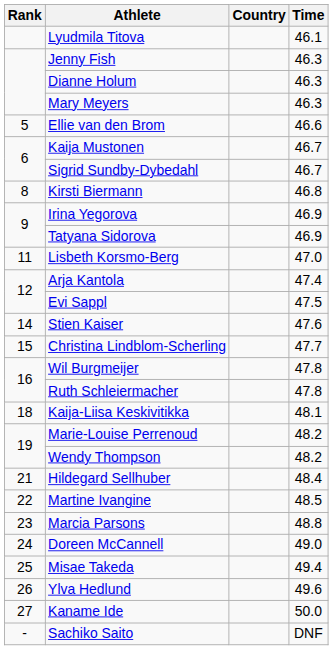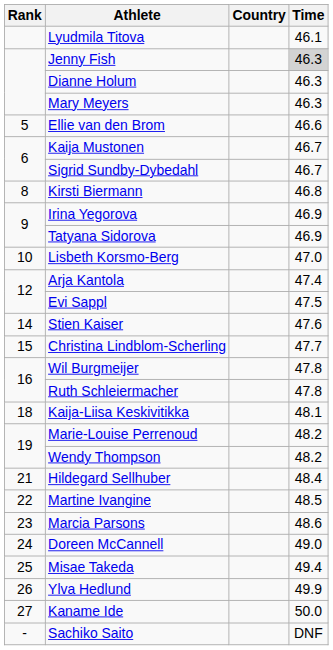(308, 59) no background -> (308, 59) lightgrey background
(25, 258) 11 -> (25, 258) 10
(308, 523) 48.8 -> (308, 523) 48.6
(308, 589) 49.6 -> (308, 589) 49.9
